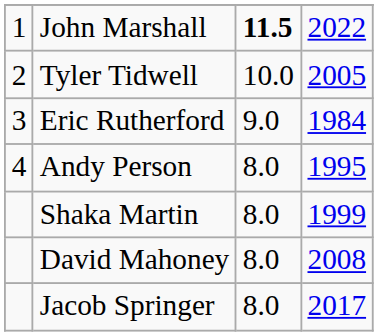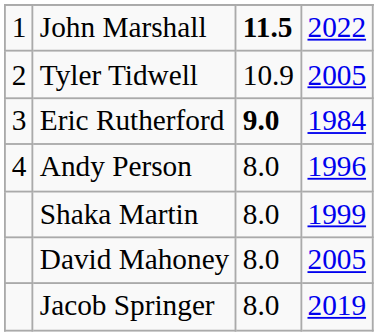(268, 74) 10.0 -> (268, 74) 10.9
(261, 120) normal -> (261, 120) bold
(337, 167) 1995 -> (337, 167) 1996
(337, 259) 2008 -> (337, 259) 2005
(337, 306) 2017 -> (337, 306) 2019
